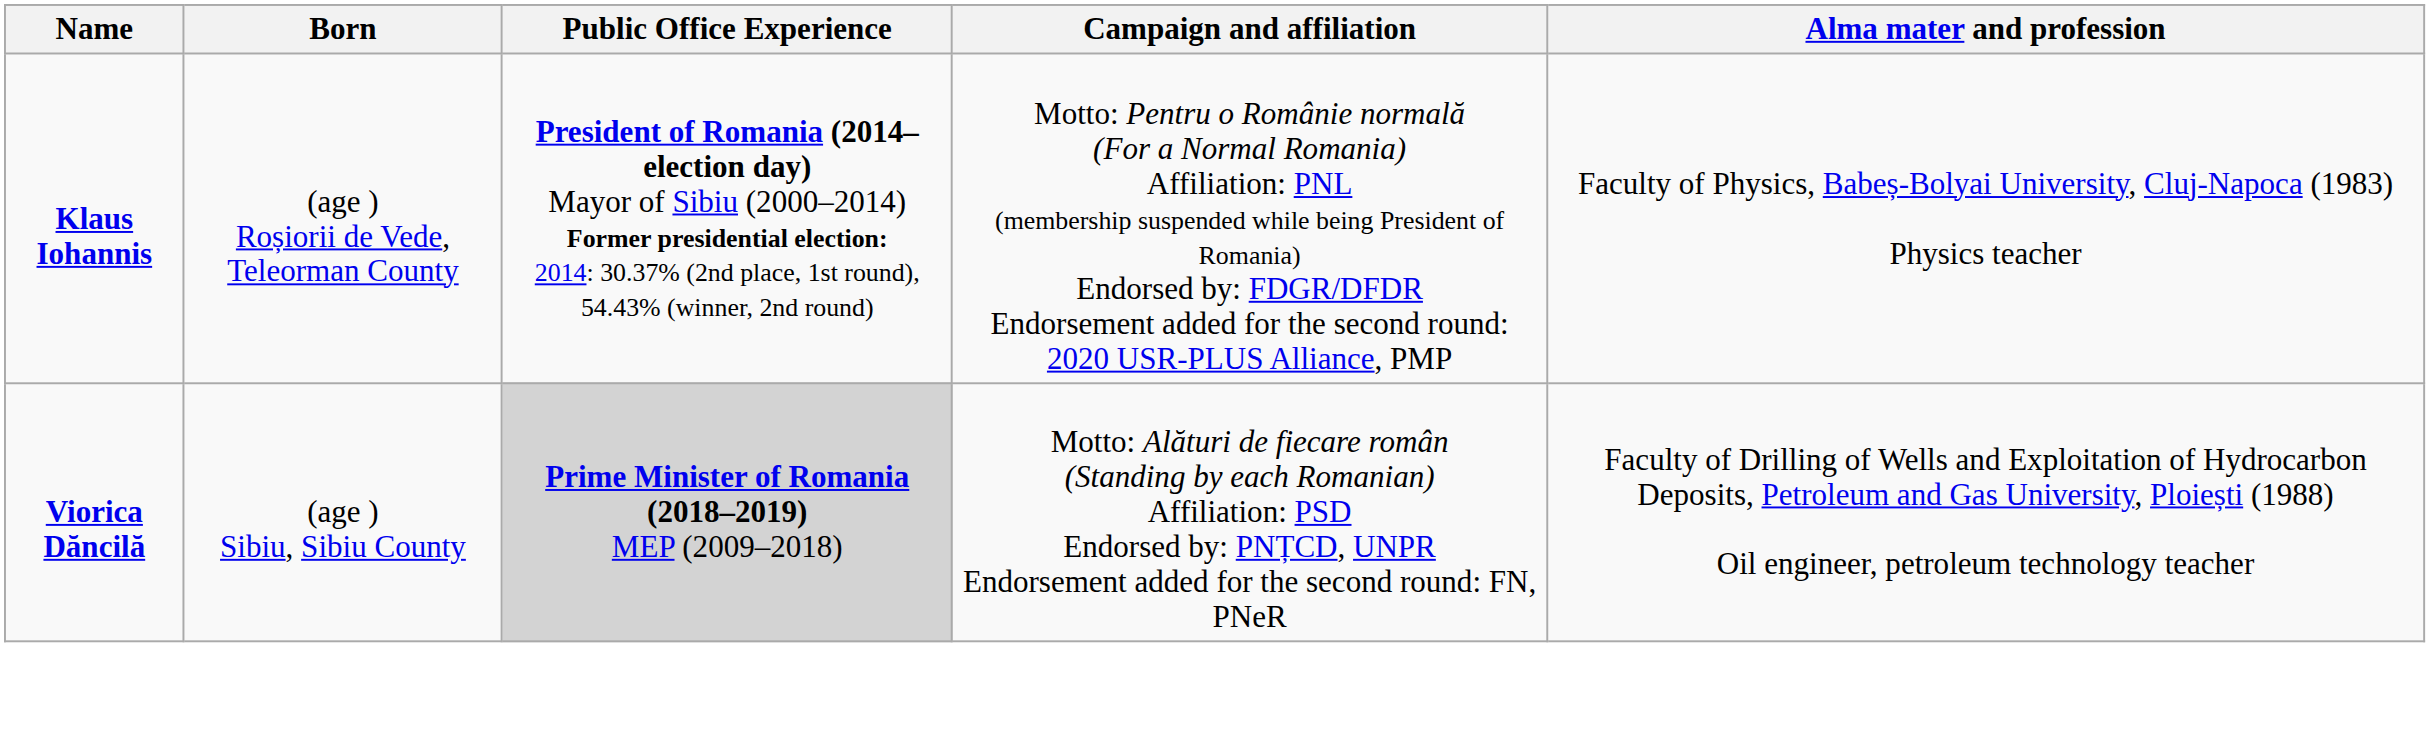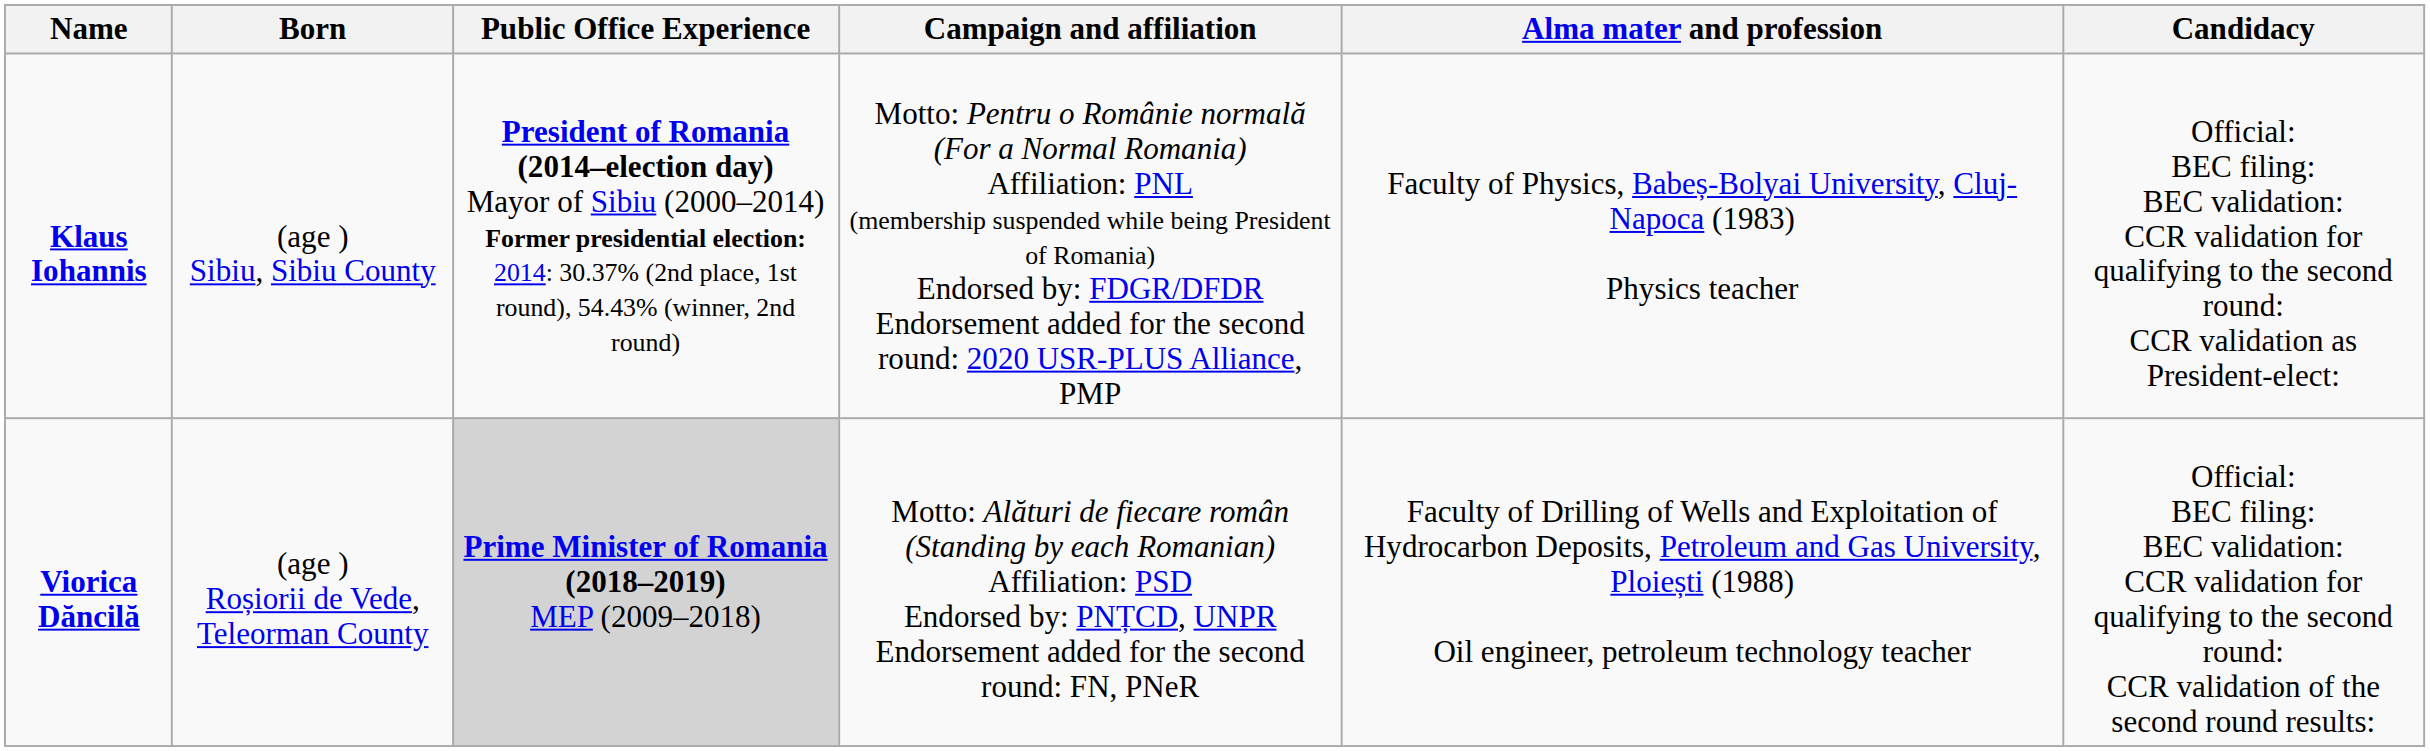+ column: (2243, 29)
(343, 235) (age ) Roșiorii de Vede, Teleorman County -> (313, 252) (age ) Sibiu, Sibiu County
(343, 529) (age ) Sibiu, Sibiu County -> (313, 598) (age ) Roșiorii de Vede, Teleorman County
